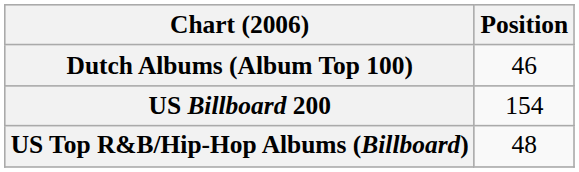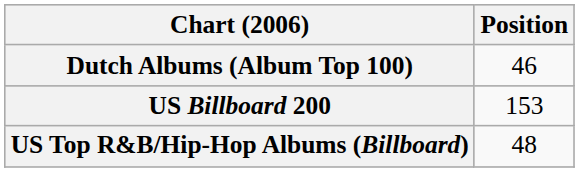(524, 105) 154 -> (524, 105) 153
